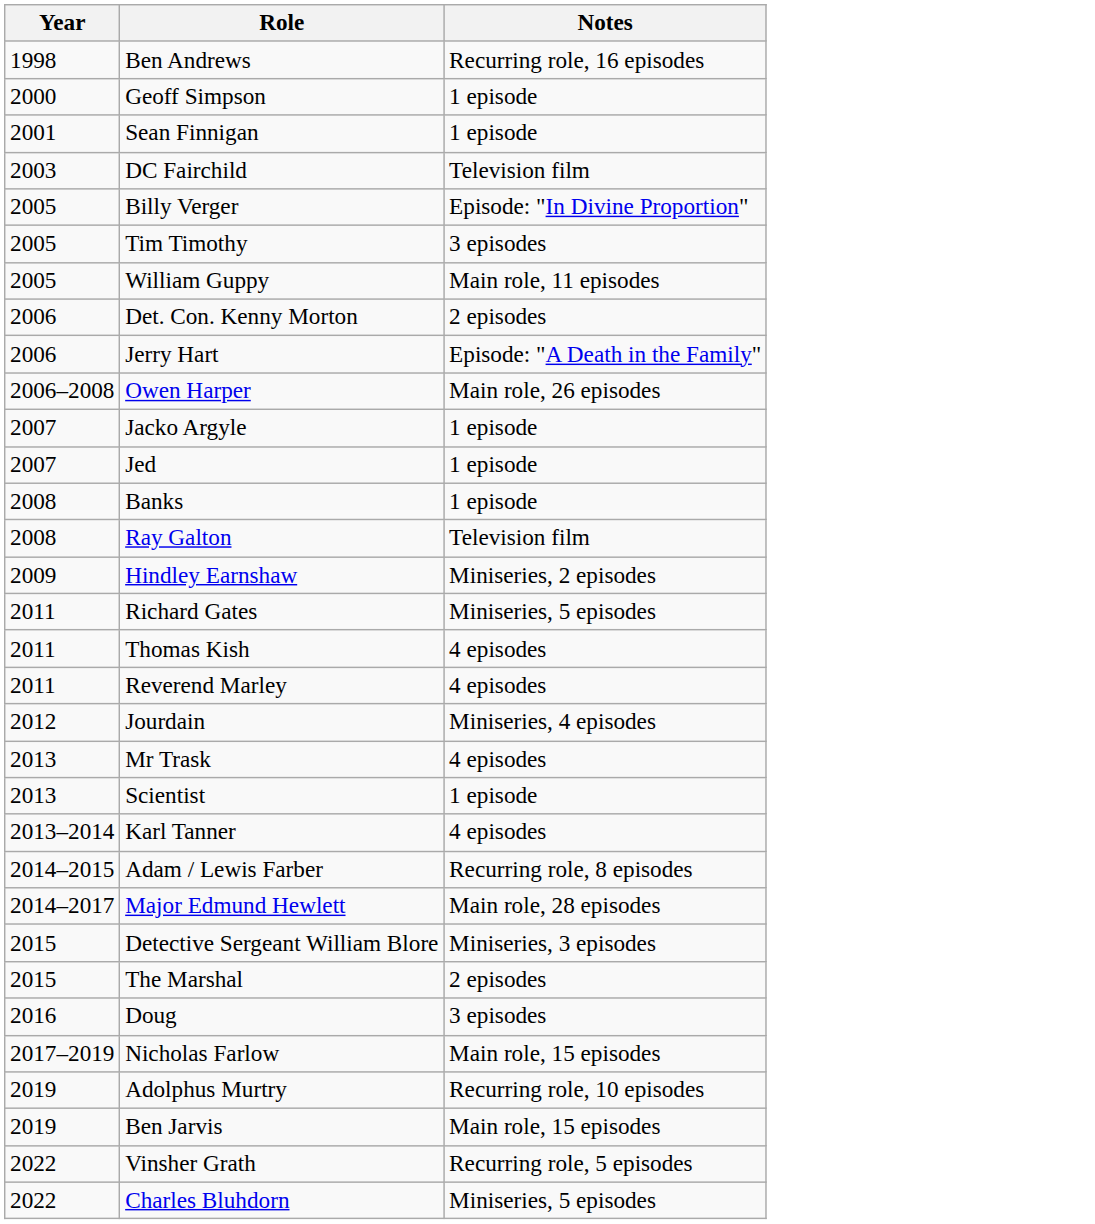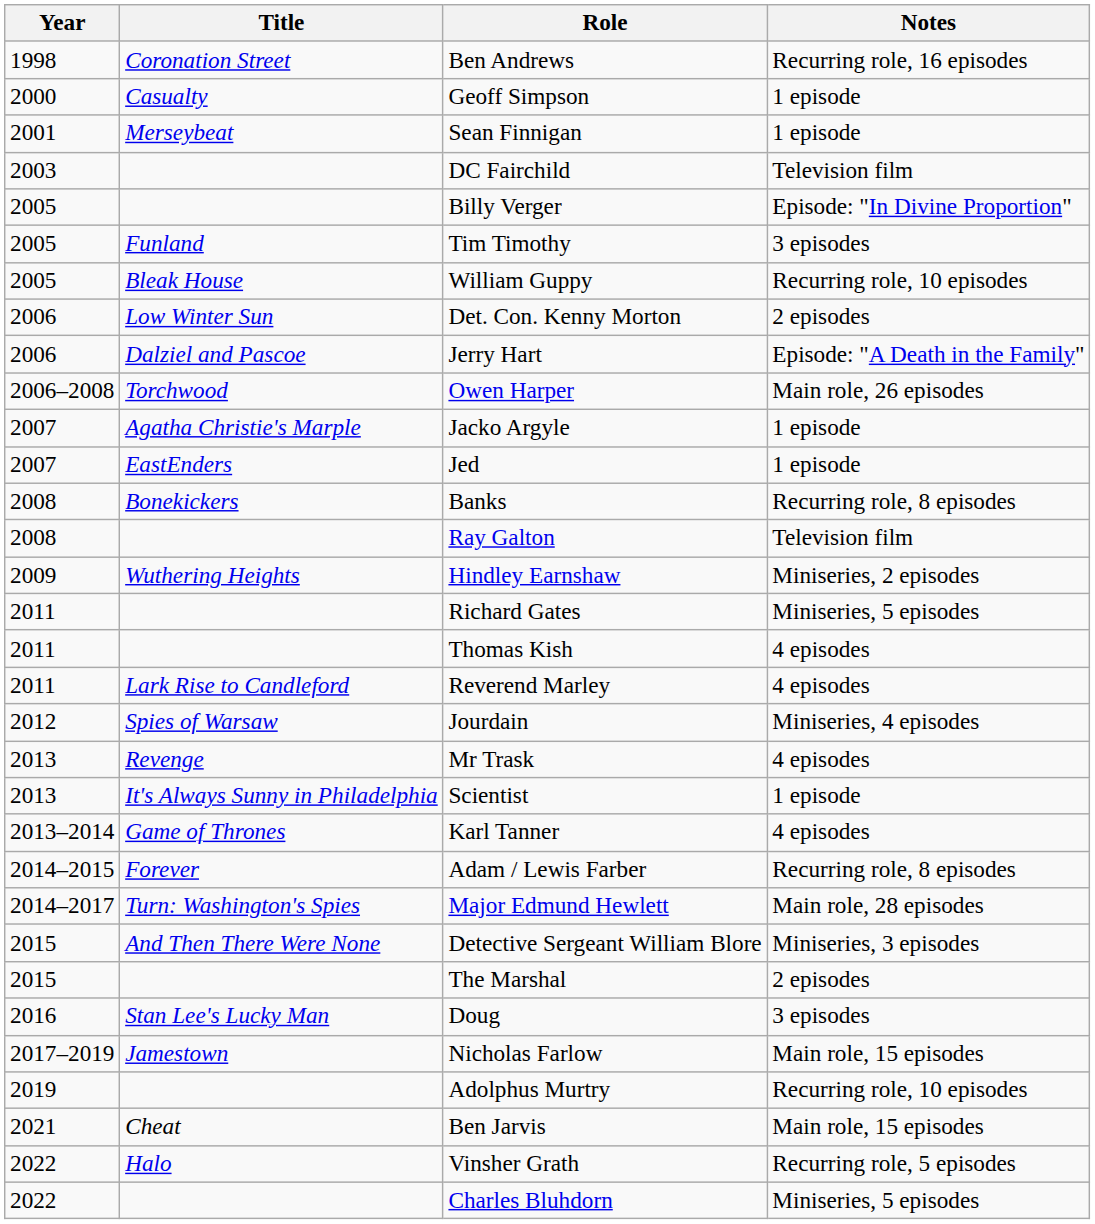+ column: (281, 22)
(554, 280) Main role, 11 episodes -> (900, 280) Recurring role, 10 episodes
(493, 501) 1 episode -> (894, 501) Recurring role, 8 episodes
(33, 1126) 2019 -> (33, 1126) 2021
